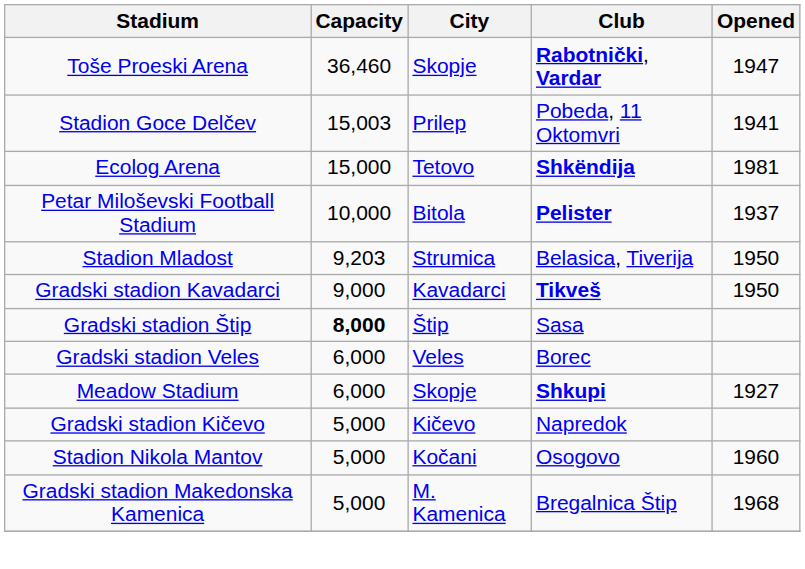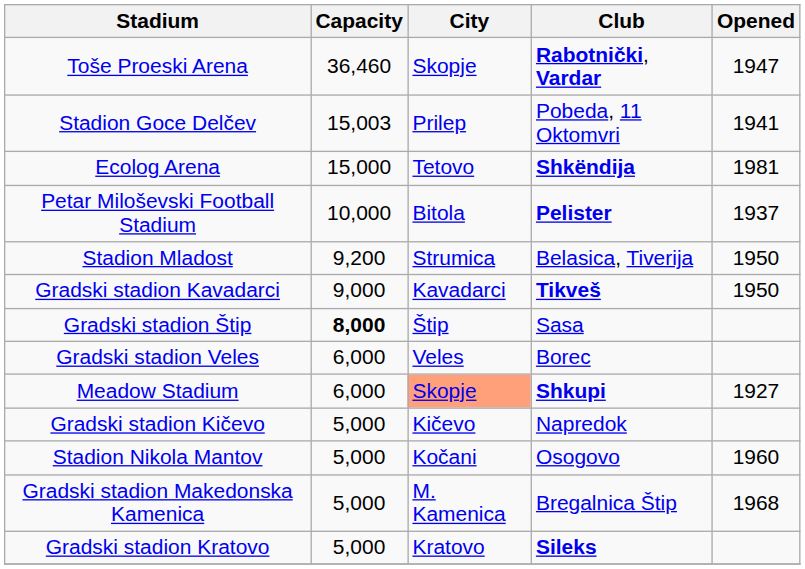(359, 258) 9,203 -> (359, 258) 9,200
(444, 391) no background -> (444, 391) lightsalmon background
+ row: (158, 547)
